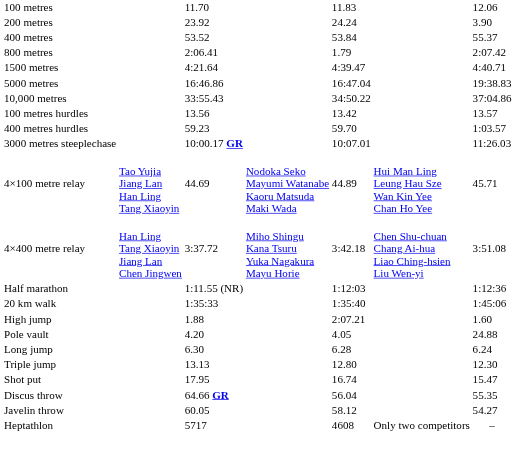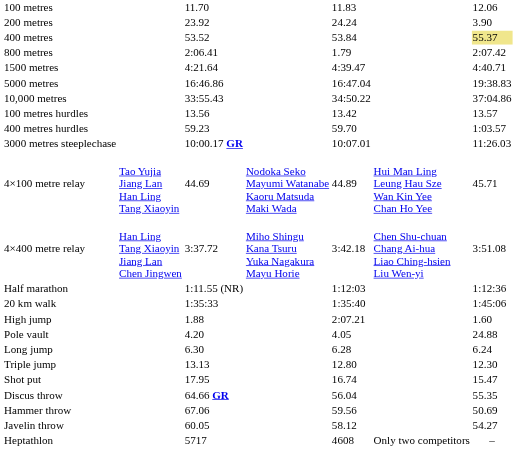(485, 37) no background -> (485, 37) khaki background
+ row: (38, 410)
